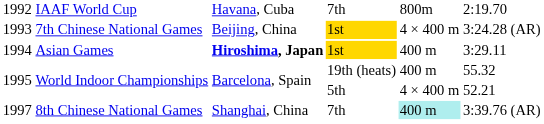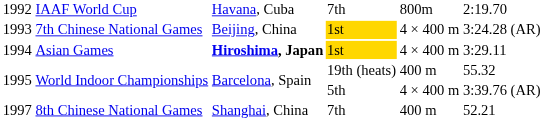(418, 50) 400 m -> (429, 50) 4 × 400 m
(479, 90) 52.21 -> (502, 90) 3:39.76 (AR)
(418, 110) paleturquoise background -> (418, 110) no background
(502, 110) 3:39.76 (AR) -> (479, 110) 52.21
